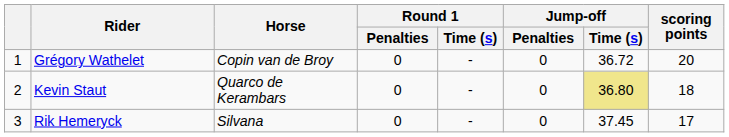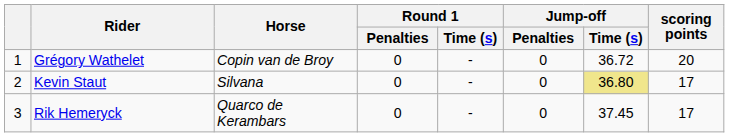(252, 91) Quarco de Kerambars -> (240, 83) Silvana
(686, 91) 18 -> (686, 83) 17
(240, 121) Silvana -> (252, 113) Quarco de Kerambars
